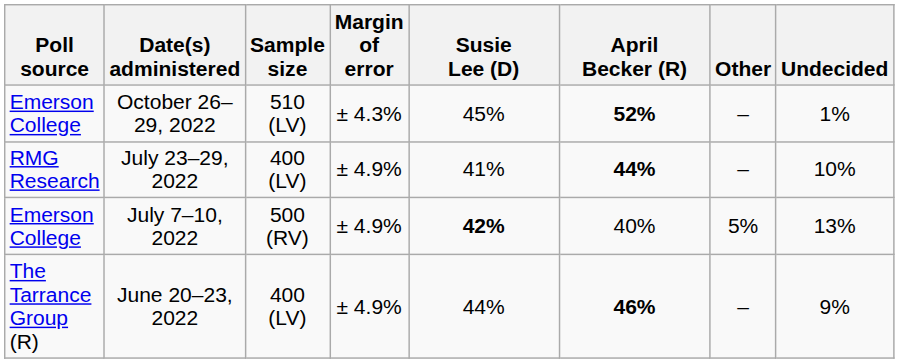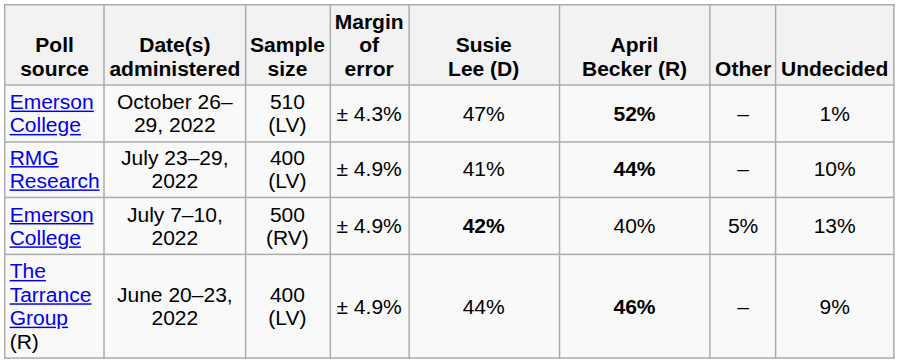(484, 113) 45% -> (484, 113) 47%
